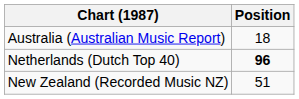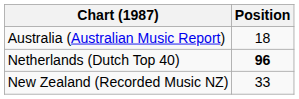(263, 82) 51 -> (263, 82) 33
